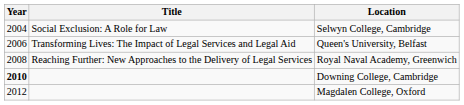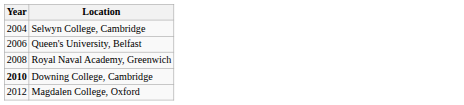- column: (172, 12)
